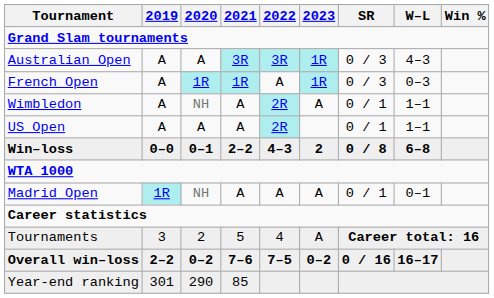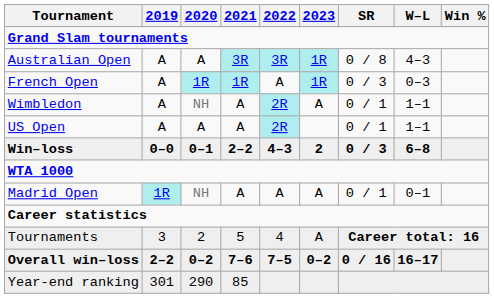(366, 60) 0 / 3 -> (366, 60) 0 / 8
(366, 149) 0 / 8 -> (366, 149) 0 / 3
